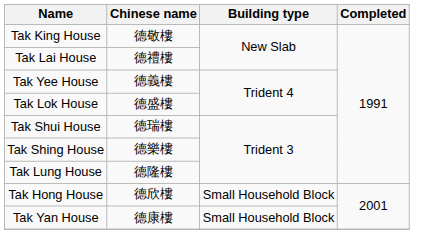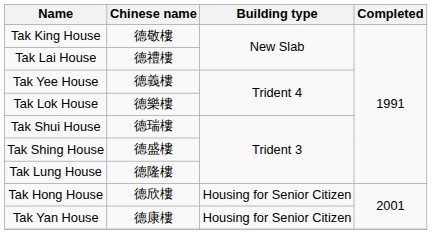(153, 103) 德盛樓 -> (153, 103) 德樂樓
(153, 149) 德樂樓 -> (153, 149) 德盛樓
(269, 195) Small Household Block -> (277, 195) Housing for Senior Citizen
(269, 217) Small Household Block -> (277, 217) Housing for Senior Citizen
